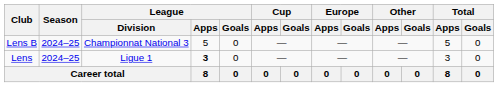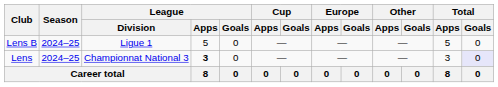(136, 43) Championnat National 3 -> (136, 43) Ligue 1
(136, 58) Ligue 1 -> (136, 58) Championnat National 3
(478, 58) no background -> (478, 58) lavender background
